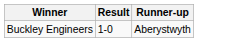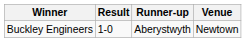+ column: (217, 12)
